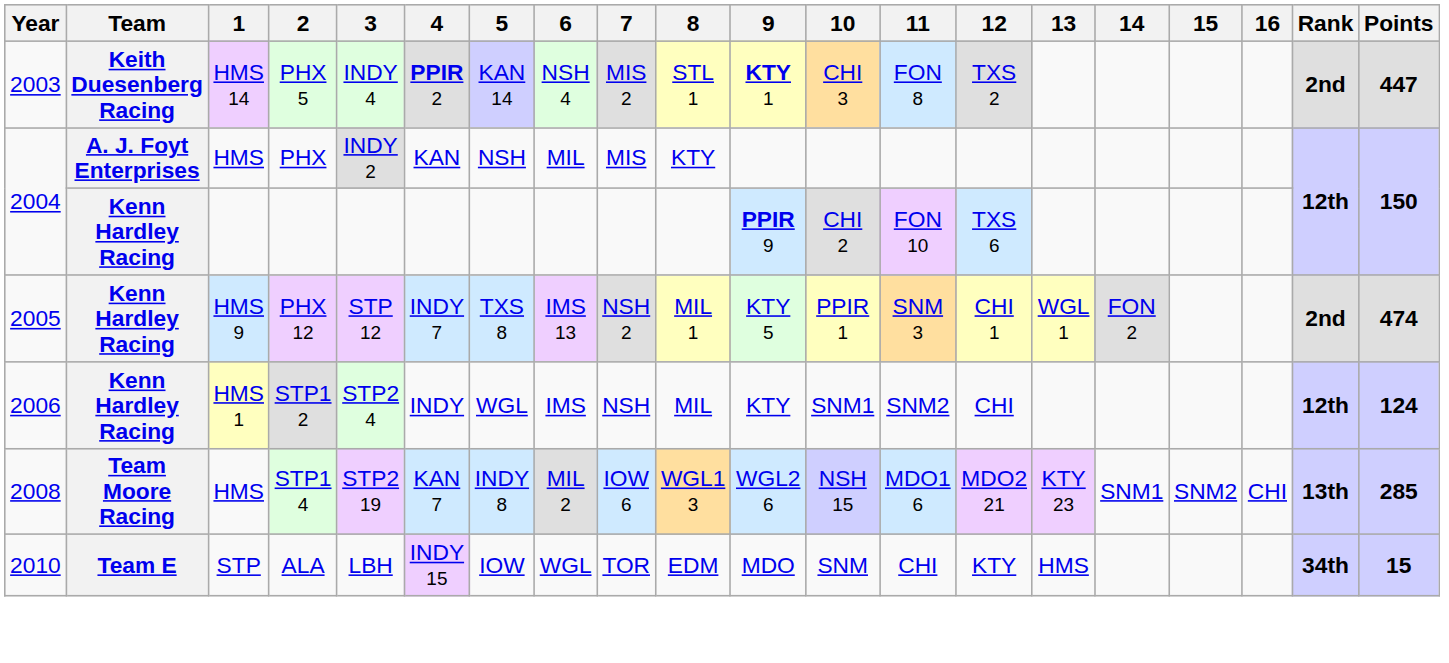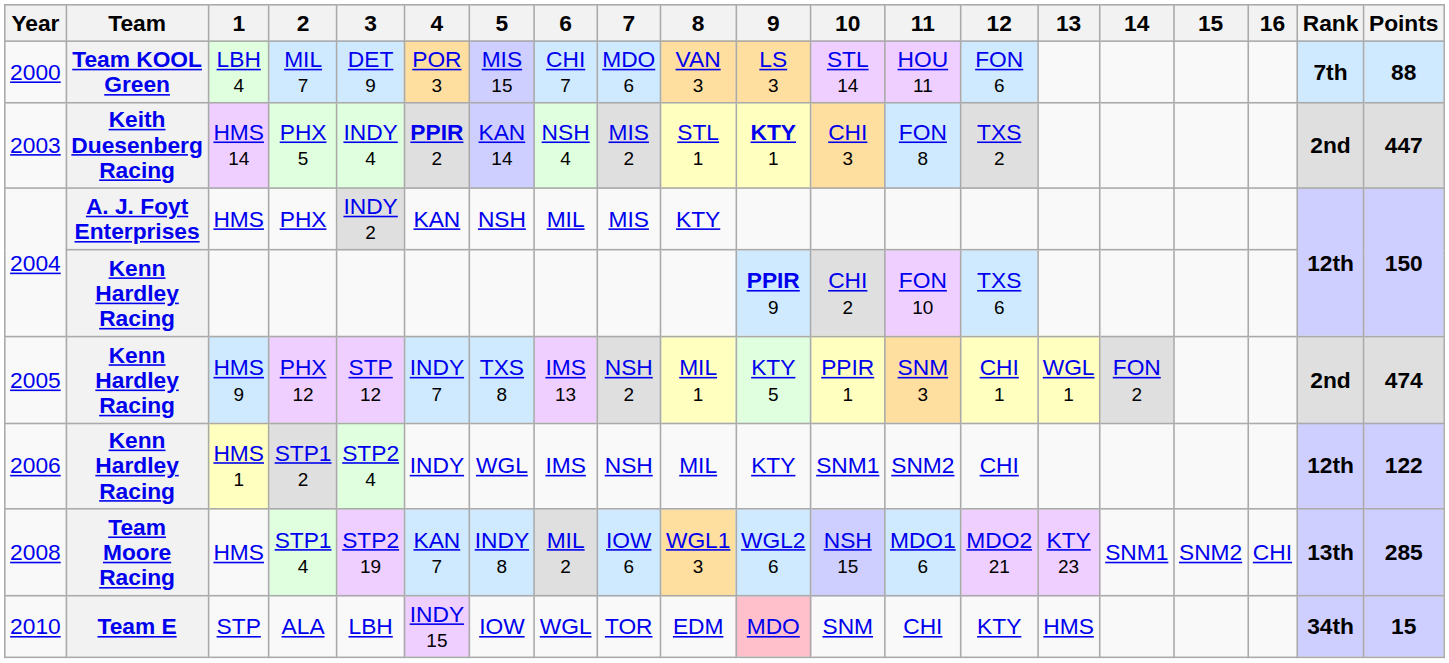+ row: (303, 72)
(1399, 405) 124 -> (1404, 466) 122
(768, 565) no background -> (773, 627) pink background
